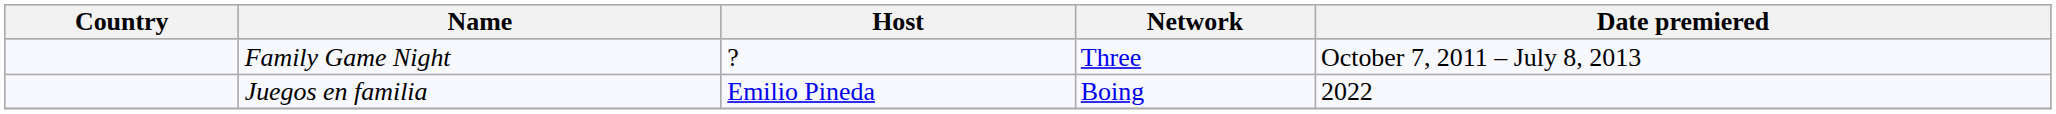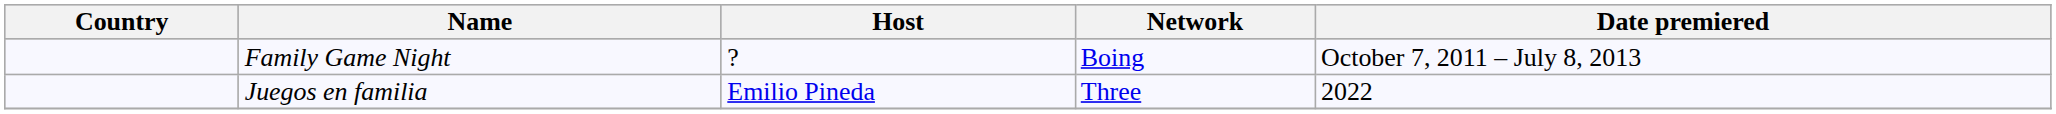(1111, 56) Three -> (1112, 56) Boing
(1112, 91) Boing -> (1111, 91) Three
